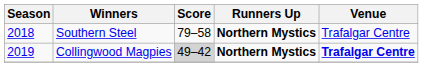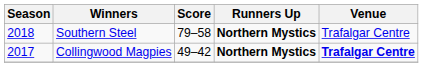(21, 52) 2019 -> (21, 52) 2017
(194, 52) lightgrey background -> (194, 52) no background
